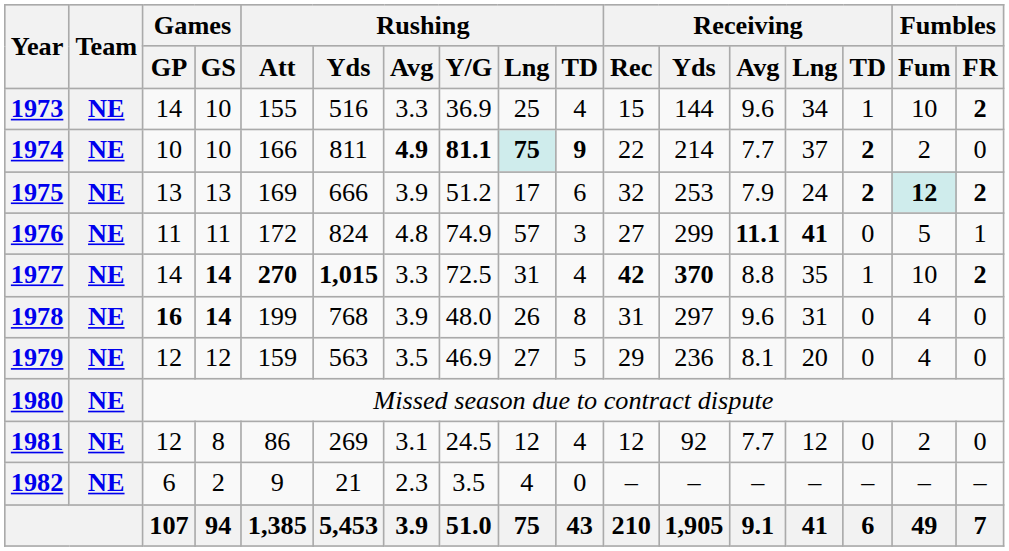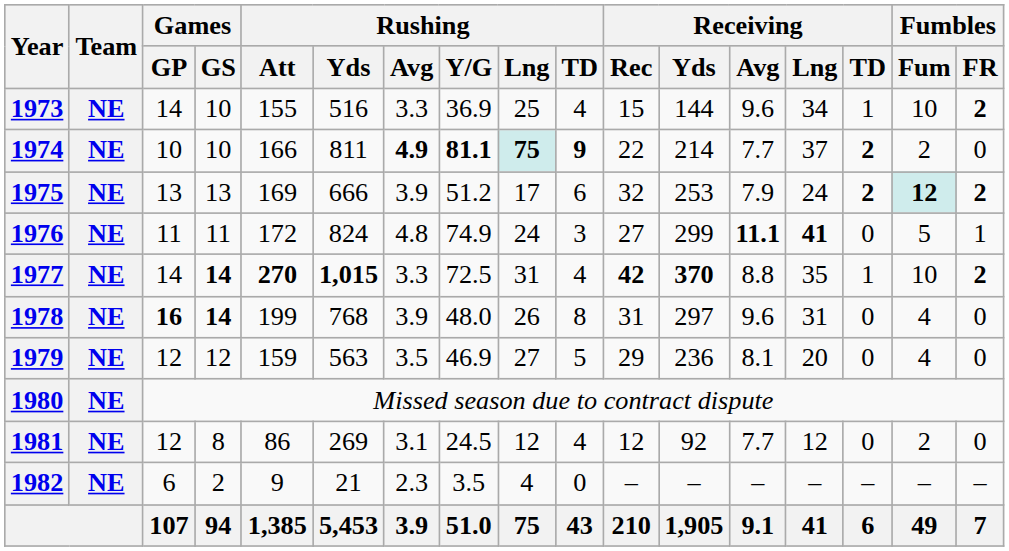(527, 233) 57 -> (527, 233) 24
